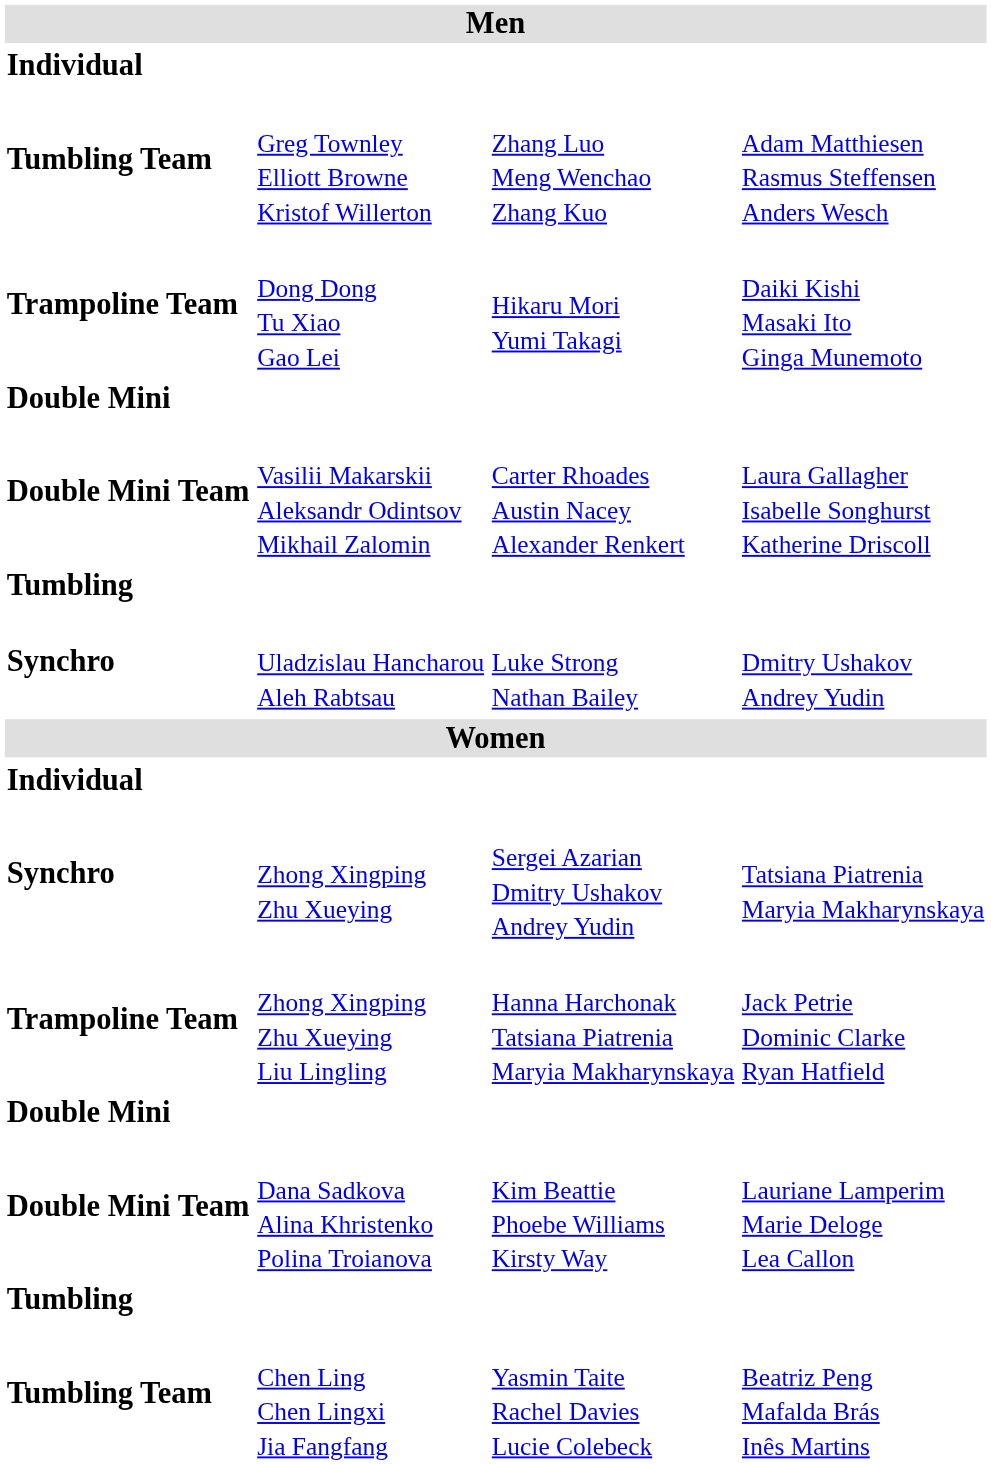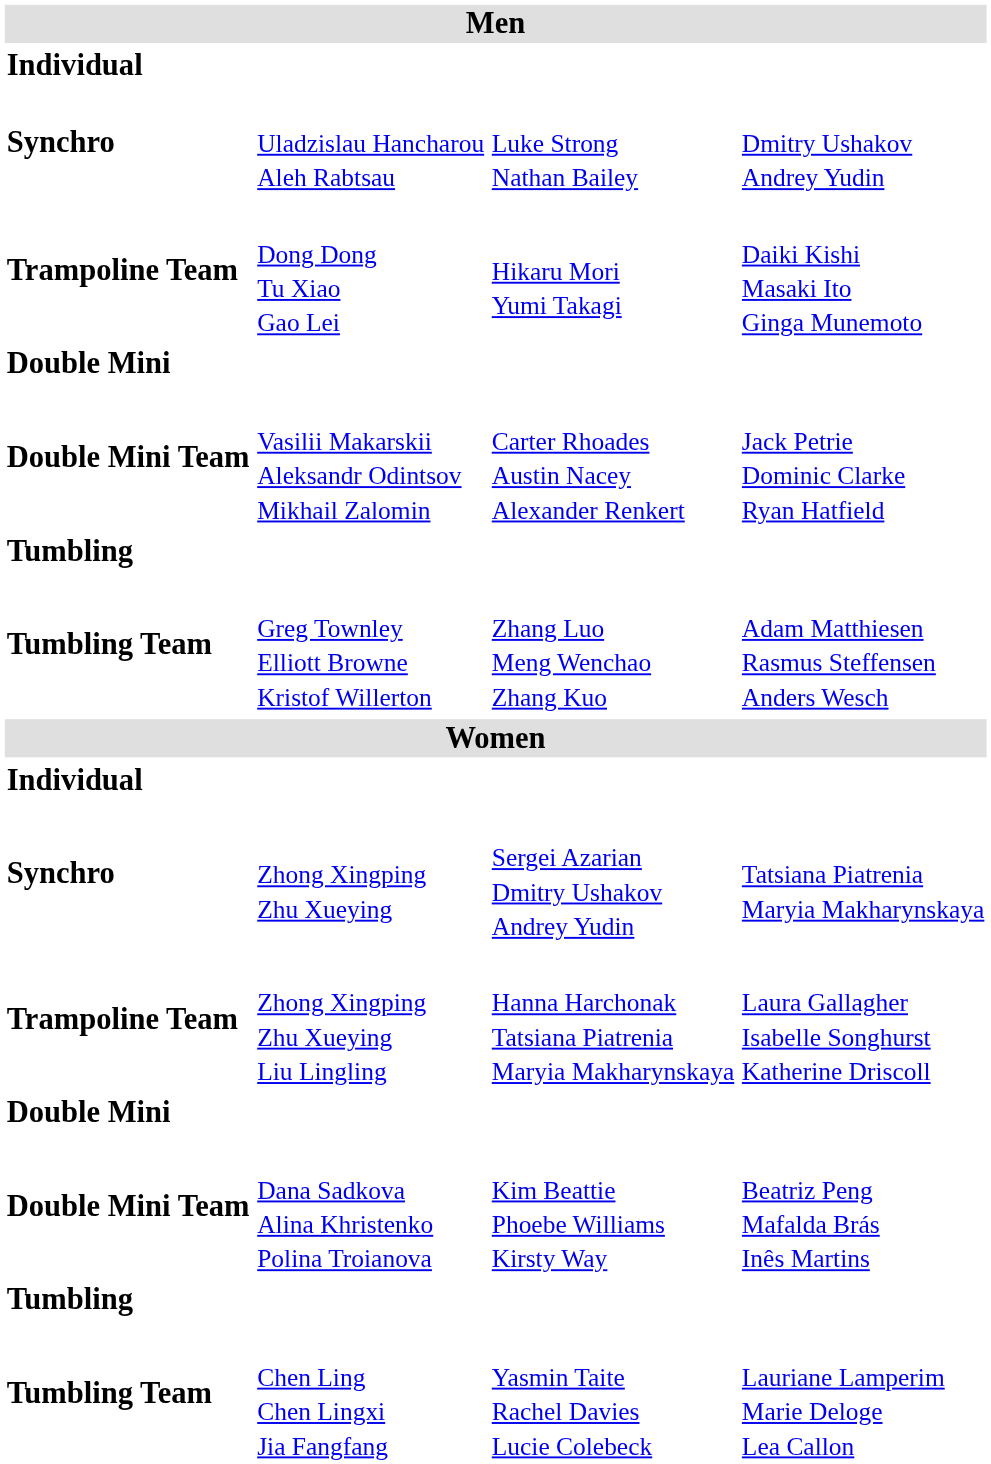rows swapped: (61, 661) <-> (109, 159)
(836, 510) Laura Gallagher Isabelle Songhurst Katherine Driscoll -> (824, 476) Jack Petrie Dominic Clarke Ryan Hatfield
(824, 1037) Jack Petrie Dominic Clarke Ryan Hatfield -> (836, 1037) Laura Gallagher Isabelle Songhurst Katherine Driscoll
(843, 1224) Lauriane Lamperim Marie Deloge Lea Callon -> (811, 1224) Beatriz Peng Mafalda Brás Inês Martins
(811, 1412) Beatriz Peng Mafalda Brás Inês Martins -> (843, 1412) Lauriane Lamperim Marie Deloge Lea Callon
